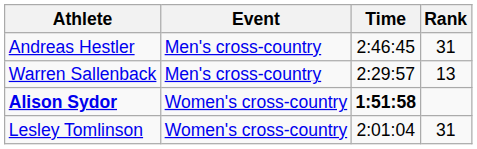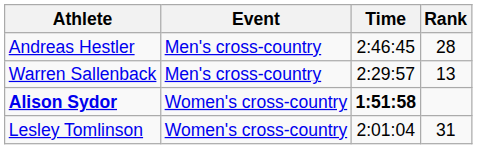(446, 47) 31 -> (446, 47) 28
